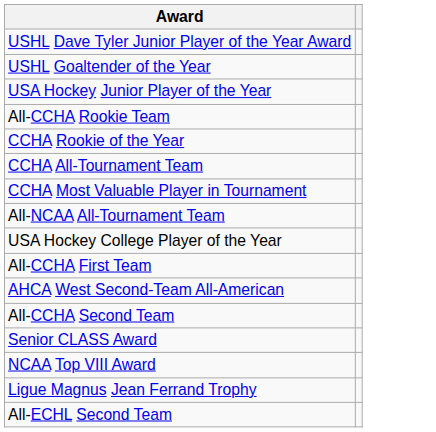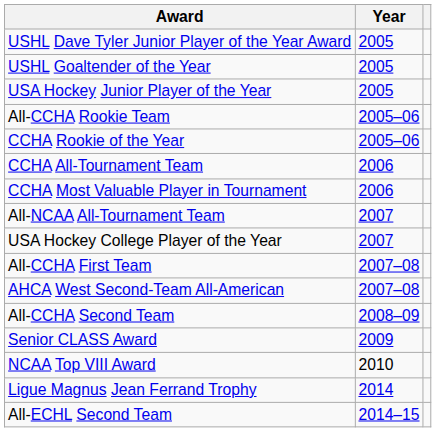+ column: (389, 16)
